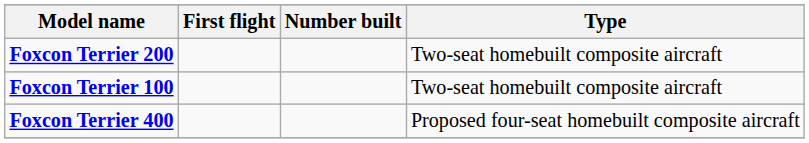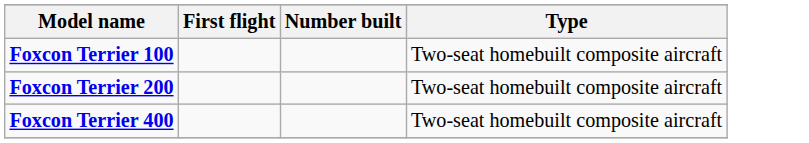rows swapped: (91, 88) <-> (91, 54)
(605, 121) Proposed four-seat homebuilt composite aircraft -> (567, 121) Two-seat homebuilt composite aircraft
